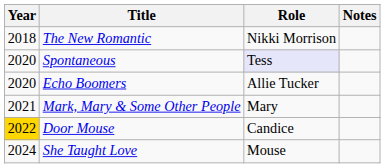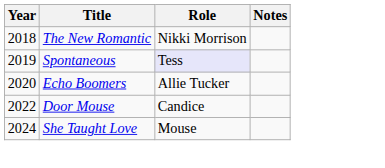(22, 60) 2020 -> (22, 60) 2019
- row: (142, 106)
(22, 128) gold background -> (22, 106) no background
